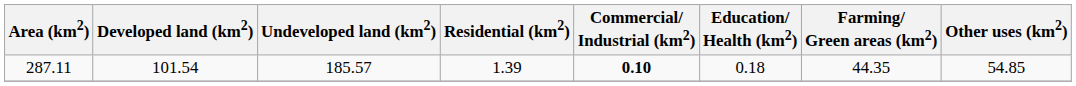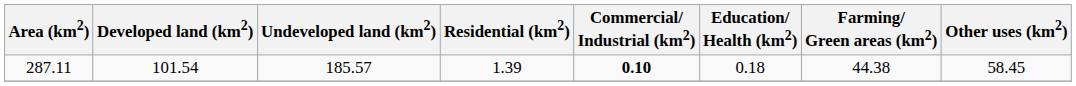(871, 67) 44.35 -> (871, 67) 44.38
(1006, 67) 54.85 -> (1006, 67) 58.45
